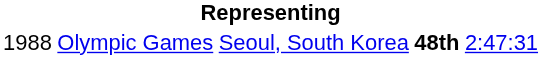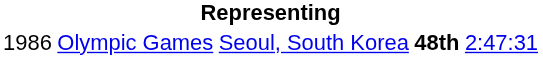(27, 43) 1988 -> (27, 43) 1986
